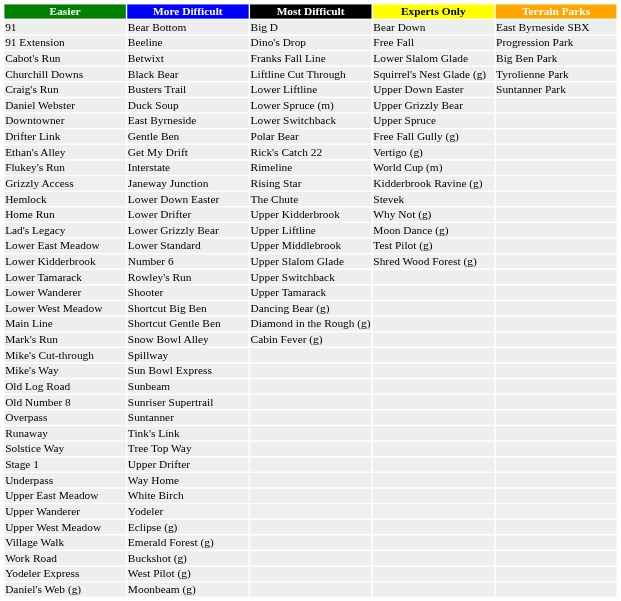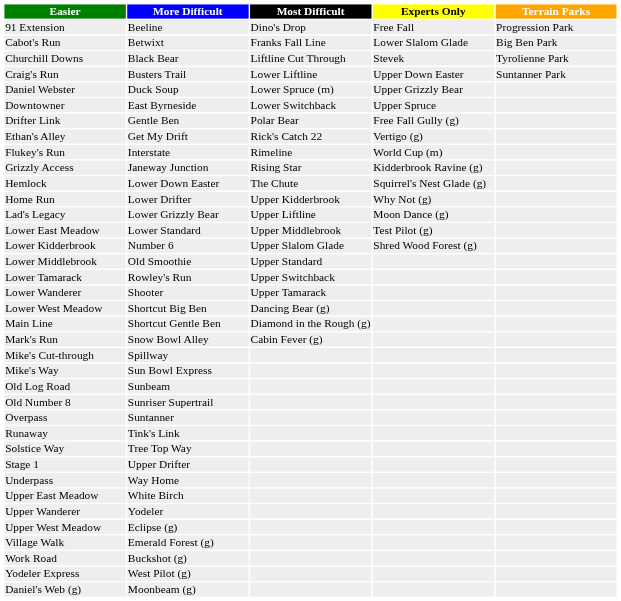- row: (11, 27)
(430, 74) Squirrel's Nest Glade (g) -> (389, 58) Stevek
(389, 199) Stevek -> (430, 183) Squirrel's Nest Glade (g)
+ row: (51, 261)
